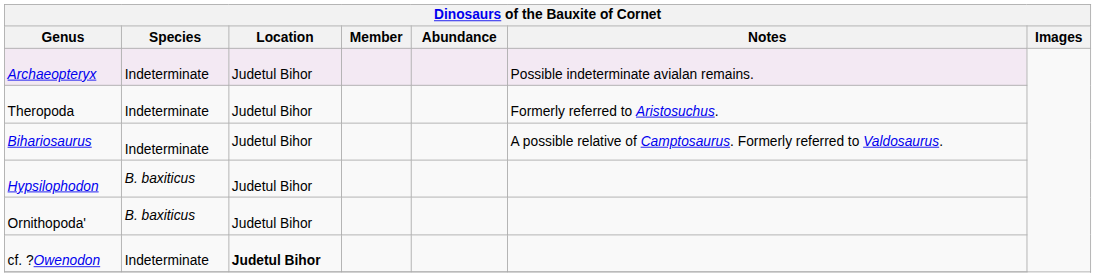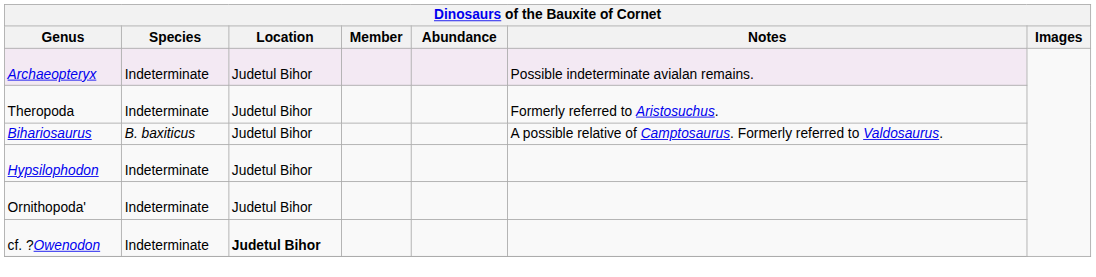(167, 149) Indeterminate -> (160, 133) B. baxiticus
(160, 178) B. baxiticus -> (167, 170) Indeterminate
(160, 216) B. baxiticus -> (167, 208) Indeterminate
